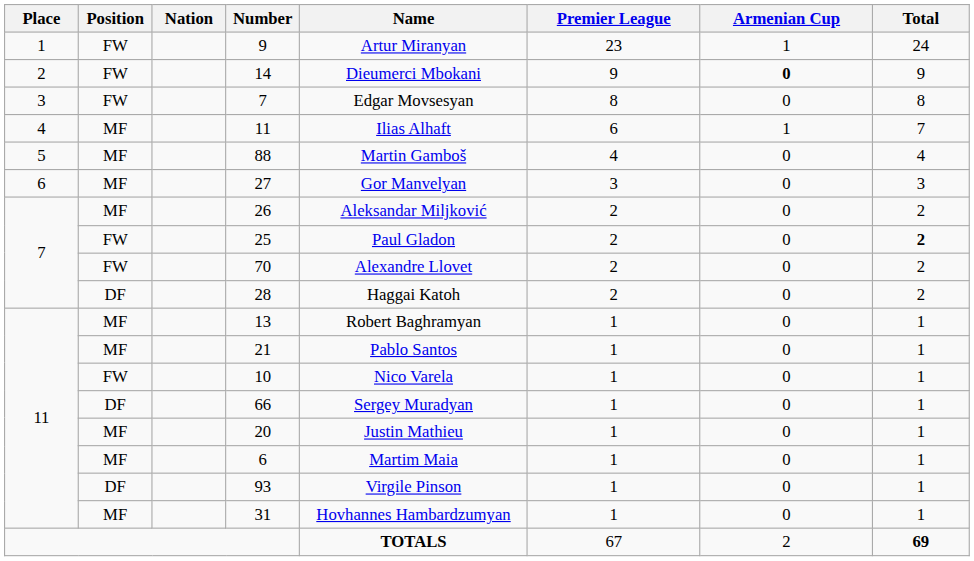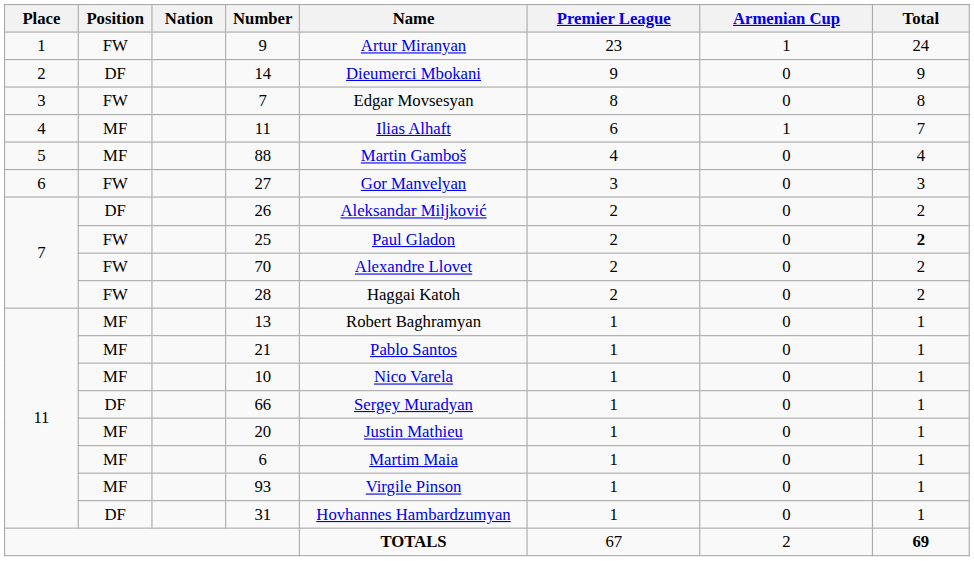(115, 73) FW -> (115, 73) DF
(787, 73) bold -> (787, 73) normal
(115, 183) MF -> (115, 183) FW
(115, 211) MF -> (115, 211) DF
(115, 294) DF -> (115, 294) FW
(115, 376) FW -> (115, 376) MF
(115, 487) DF -> (115, 487) MF
(115, 514) MF -> (115, 514) DF
